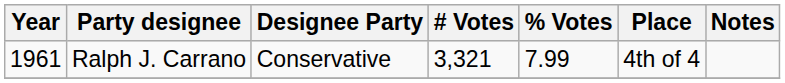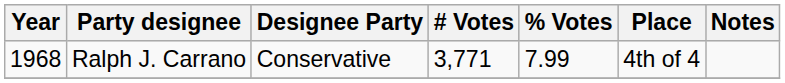(36, 59) 1961 -> (36, 59) 1968
(463, 59) 3,321 -> (463, 59) 3,771
